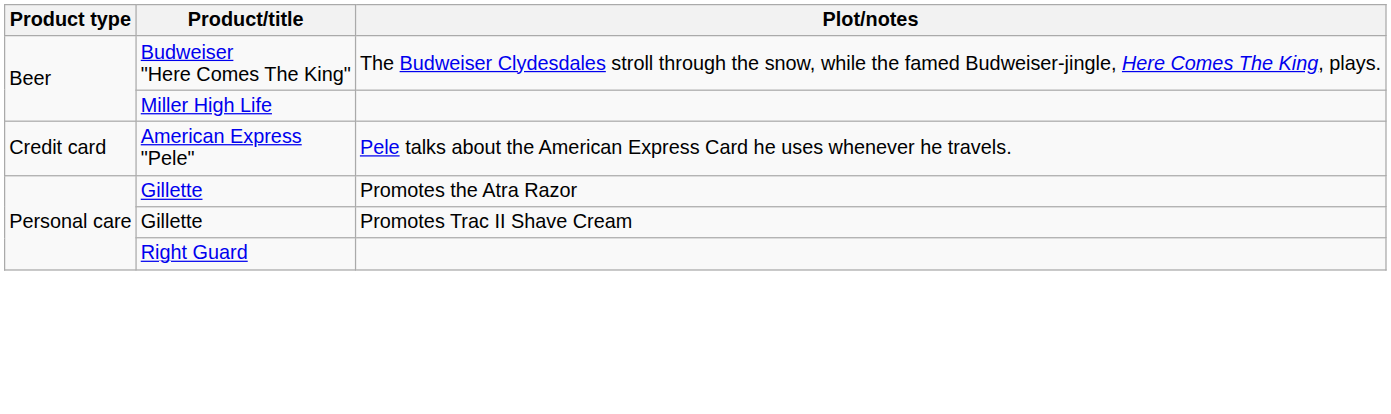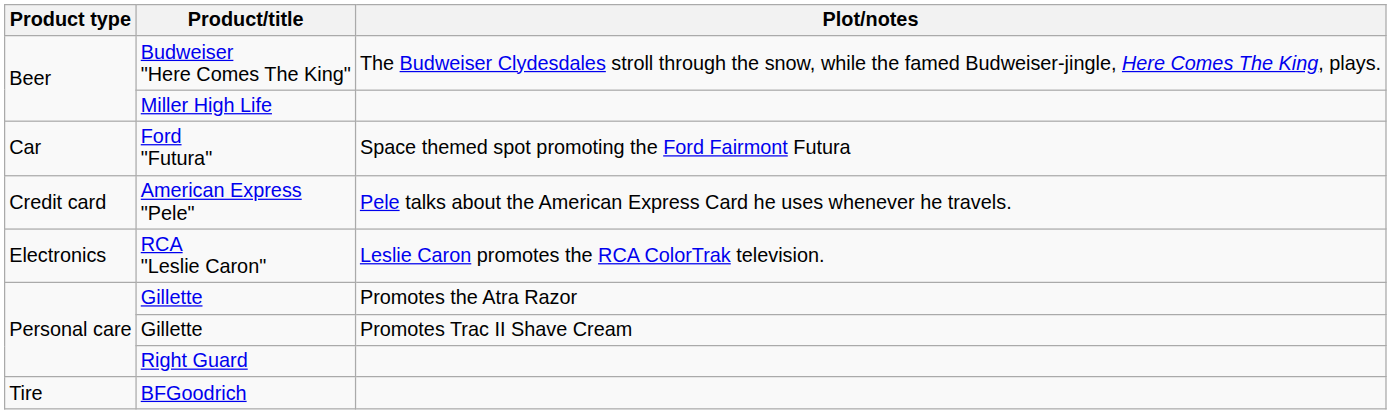+ row: (176, 148)
+ row: (203, 255)
+ row: (194, 392)
